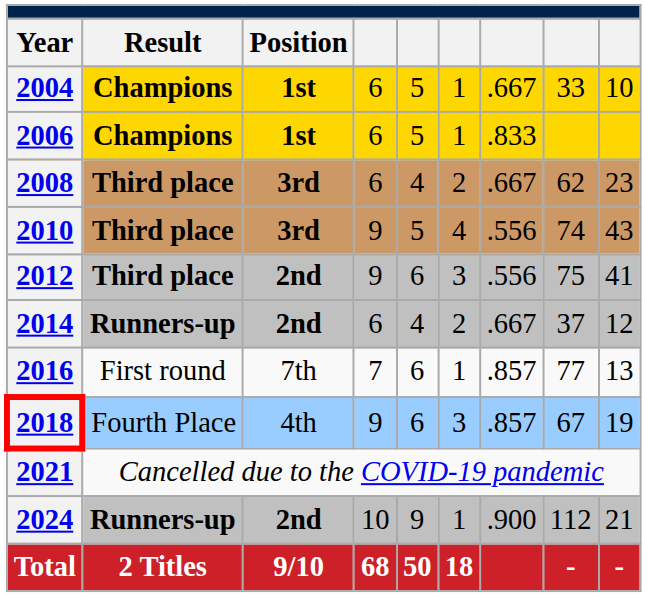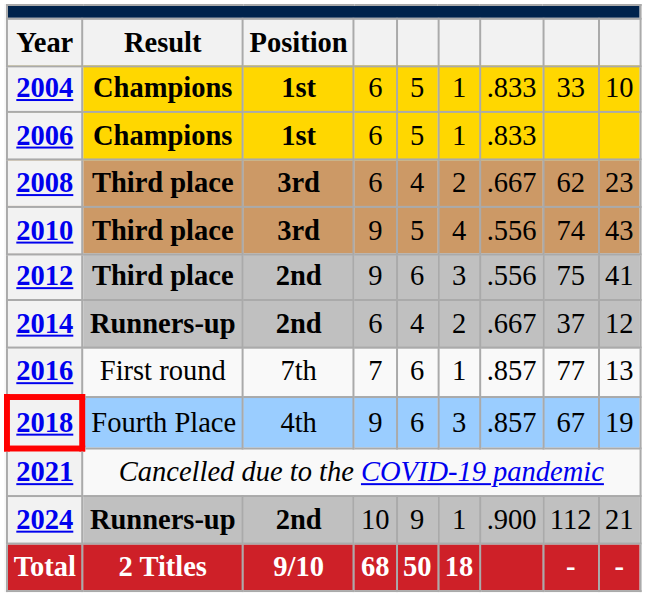(512, 88) .667 -> (512, 88) .833
